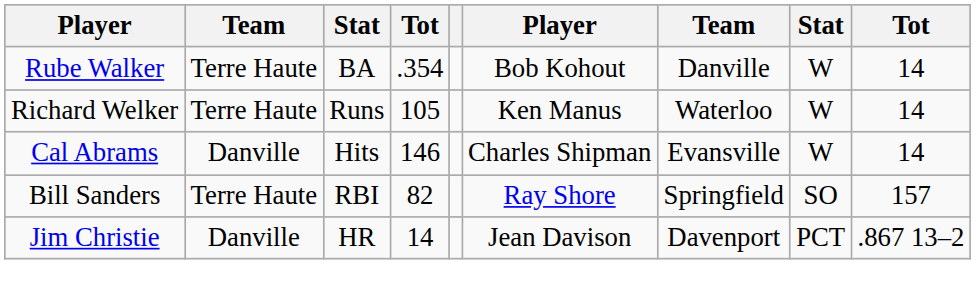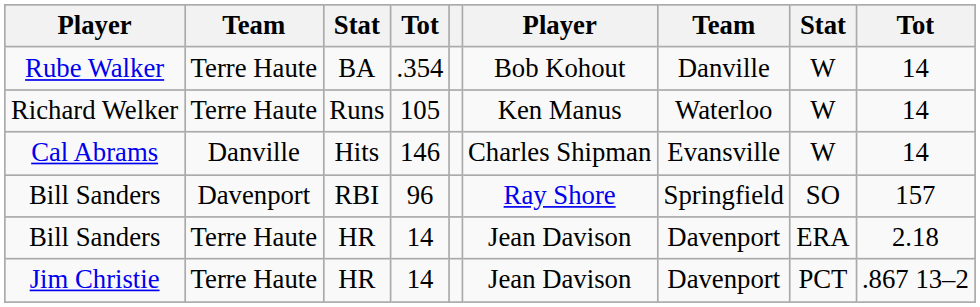(254, 195) Terre Haute -> (254, 195) Davenport
(420, 195) 82 -> (420, 195) 96
+ row: (95, 237)
(254, 237) Danville -> (254, 279) Terre Haute
